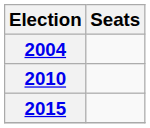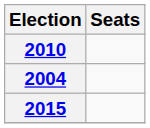rows swapped: (45, 49) <-> (45, 79)
